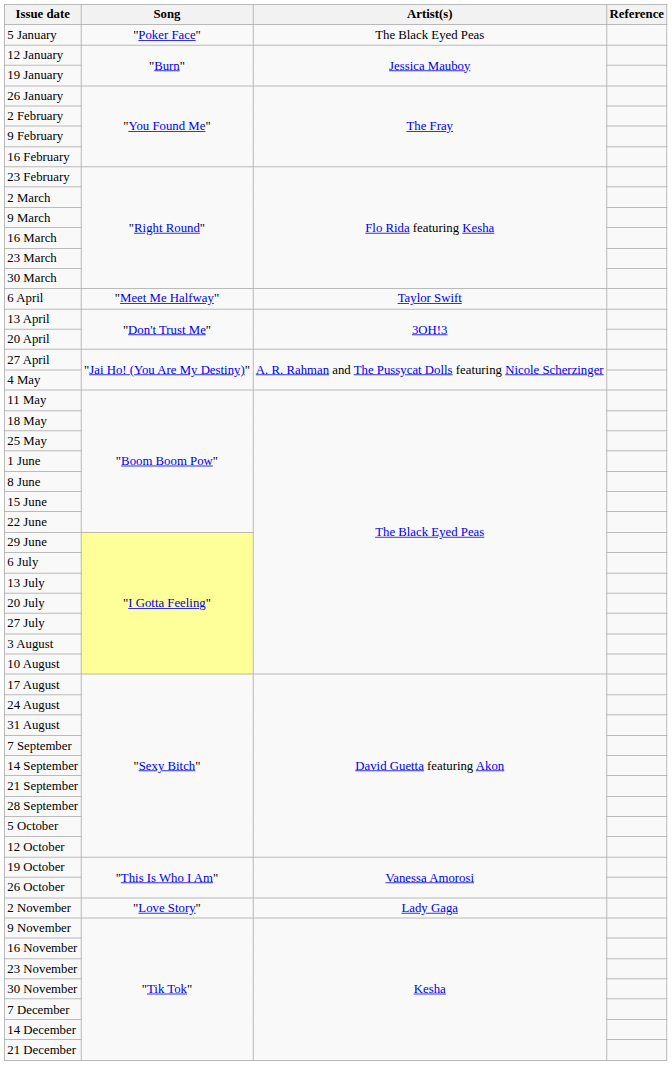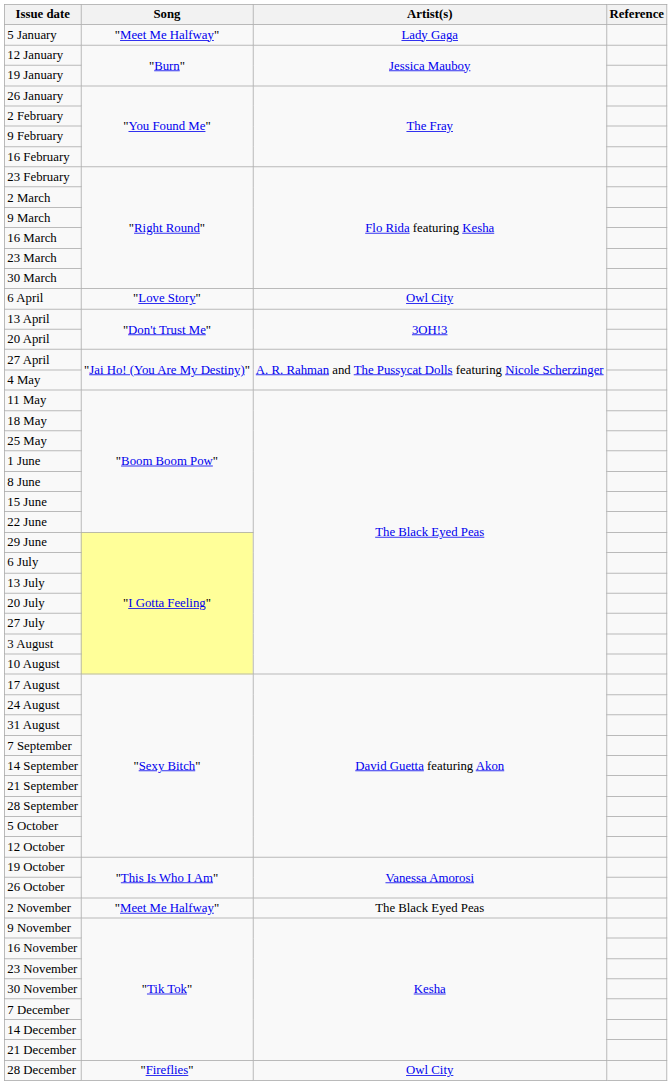(167, 34) "Poker Face" -> (167, 34) "Meet Me Halfway"
(430, 34) The Black Eyed Peas -> (430, 34) Lady Gaga
(167, 298) "Meet Me Halfway" -> (167, 298) "Love Story"
(430, 298) Taylor Swift -> (430, 298) Owl City
(167, 907) "Love Story" -> (167, 907) "Meet Me Halfway"
(430, 907) Lady Gaga -> (430, 907) The Black Eyed Peas
+ row: (42, 1070)
